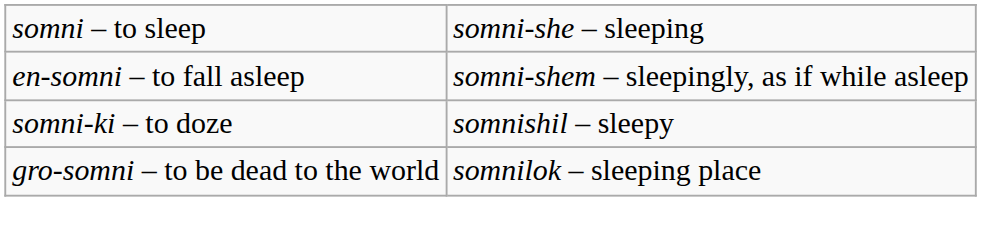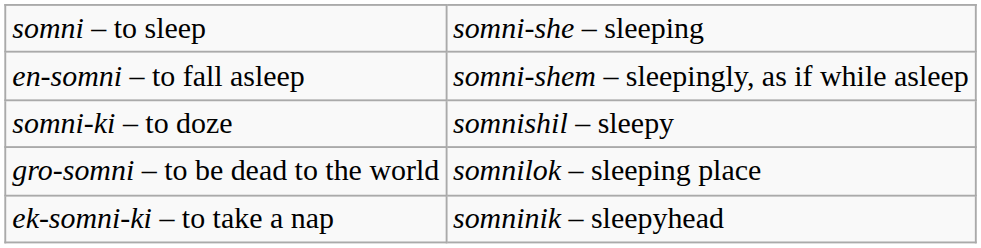+ row: (173, 218)
